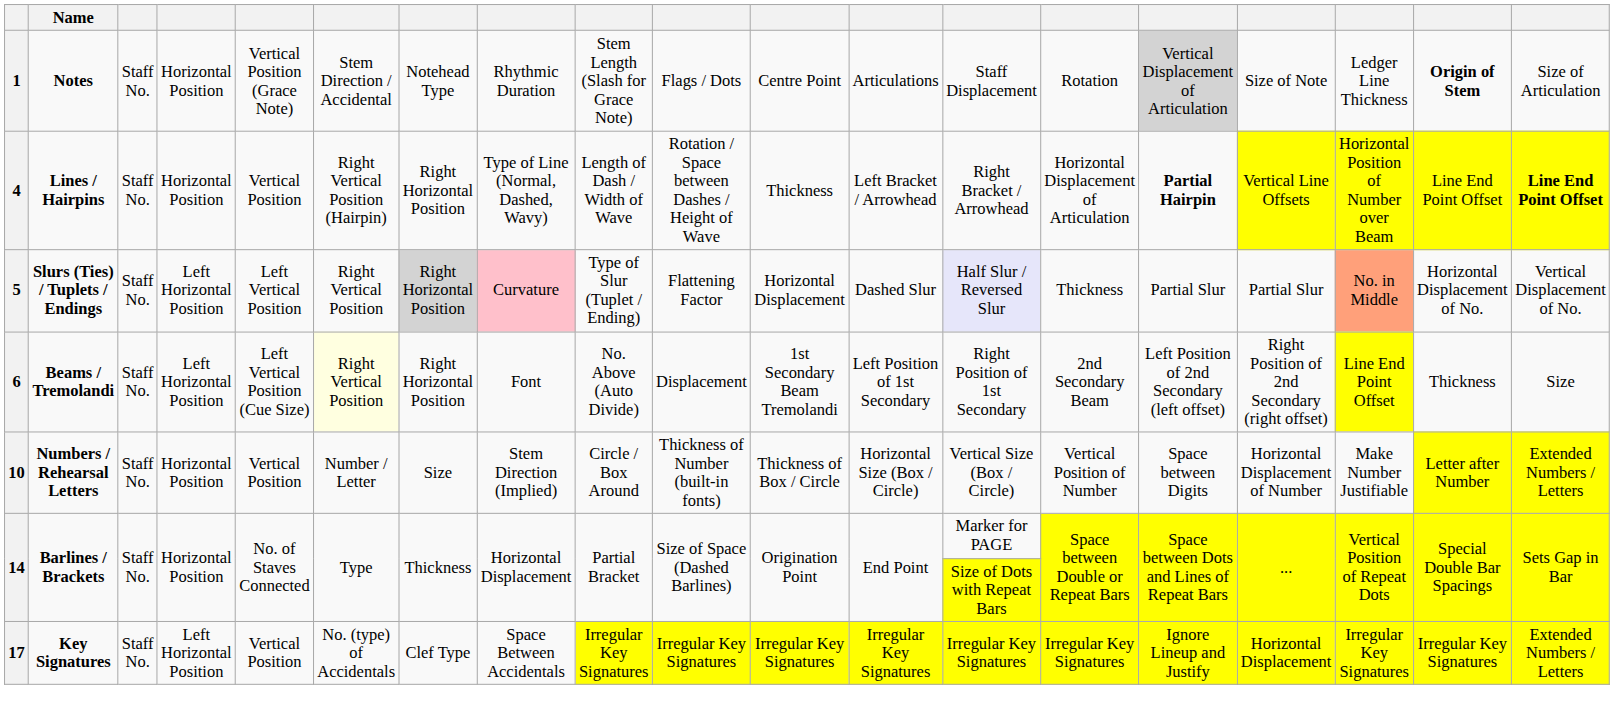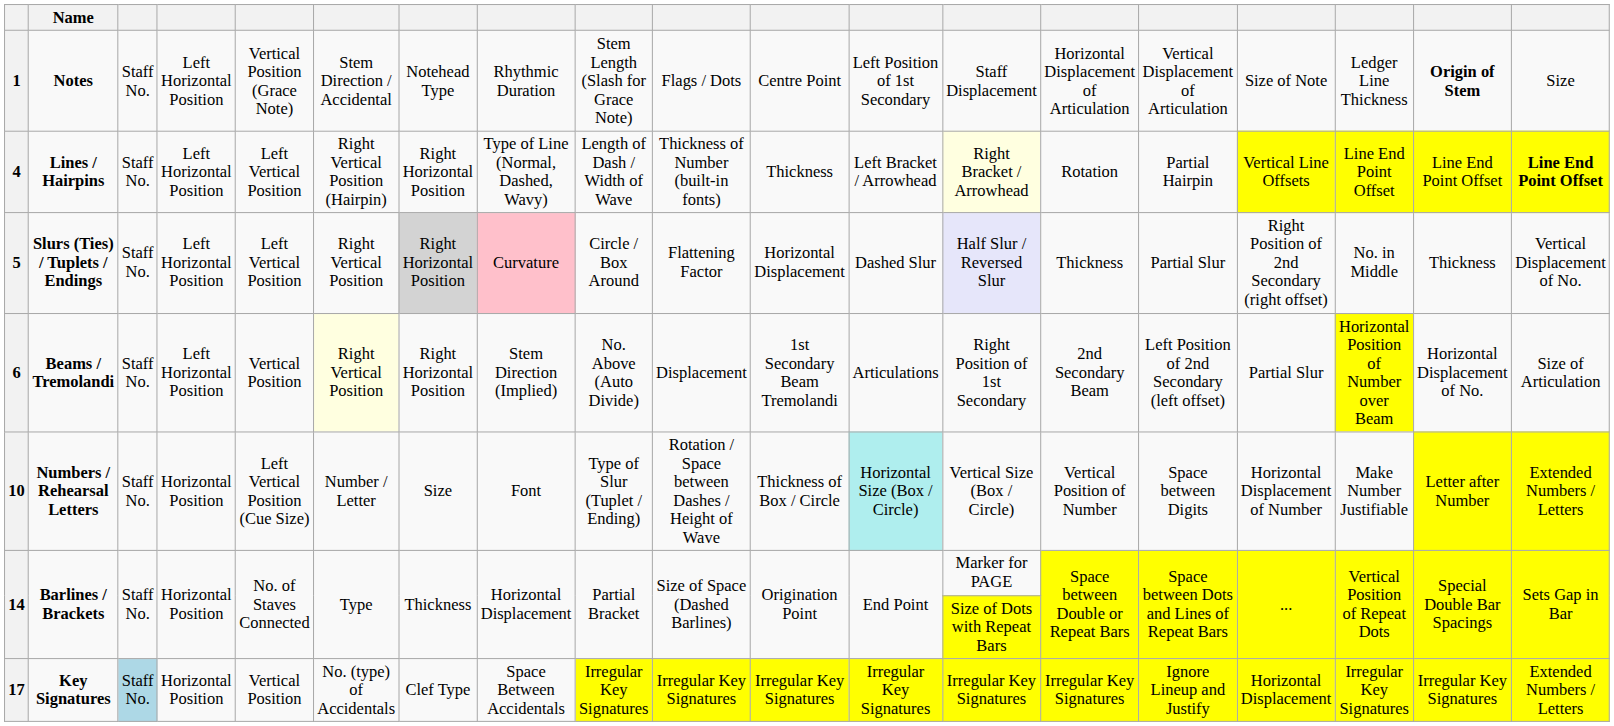(196, 80) Horizontal Position -> (196, 80) Left Horizontal Position
(896, 80) Articulations -> (896, 80) Left Position of 1st Secondary
(1090, 80) Rotation -> (1090, 80) Horizontal Displacement of Articulation
(1188, 80) lightgrey background -> (1188, 80) no background
(1561, 80) Size of Articulation -> (1561, 80) Size
(196, 190) Horizontal Position -> (196, 171) Left Horizontal Position
(274, 190) Vertical Position -> (274, 171) Left Vertical Position
(701, 190) Rotation / Space between Dashes / Height of Wave -> (701, 171) Thickness of Number (built-in fonts)
(991, 190) no background -> (991, 171) lightyellow background
(1090, 190) Horizontal Displacement of Articulation -> (1090, 171) Rotation
(1188, 190) bold -> (1188, 171) normal
(1374, 190) Horizontal Position of Number over Beam -> (1374, 171) Line End Point Offset
(614, 290) Type of Slur (Tuplet / Ending) -> (614, 262) Circle / Box Around
(1286, 290) Partial Slur -> (1286, 262) Right Position of 2nd Secondary (right offset)
(1374, 290) lightsalmon background -> (1374, 262) no background
(1462, 290) Horizontal Displacement of No. -> (1462, 262) Thickness
(274, 381) Left Vertical Position (Cue Size) -> (274, 372) Vertical Position
(526, 381) Font -> (526, 372) Stem Direction (Implied)
(896, 381) Left Position of 1st Secondary -> (896, 372) Articulations
(1286, 381) Right Position of 2nd Secondary (right offset) -> (1286, 372) Partial Slur
(1374, 381) Line End Point Offset -> (1374, 372) Horizontal Position of Number over Beam
(1462, 381) Thickness -> (1462, 372) Horizontal Displacement of No.
(1561, 381) Size -> (1561, 372) Size of Articulation
(274, 472) Vertical Position -> (274, 491) Left Vertical Position (Cue Size)
(526, 472) Stem Direction (Implied) -> (526, 491) Font
(614, 472) Circle / Box Around -> (614, 491) Type of Slur (Tuplet / Ending)
(701, 472) Thickness of Number (built-in fonts) -> (701, 491) Rotation / Space between Dashes / Height of Wave
(896, 472) no background -> (896, 491) paleturquoise background
(138, 653) no background -> (138, 690) lightblue background
(196, 653) Left Horizontal Position -> (196, 690) Horizontal Position
